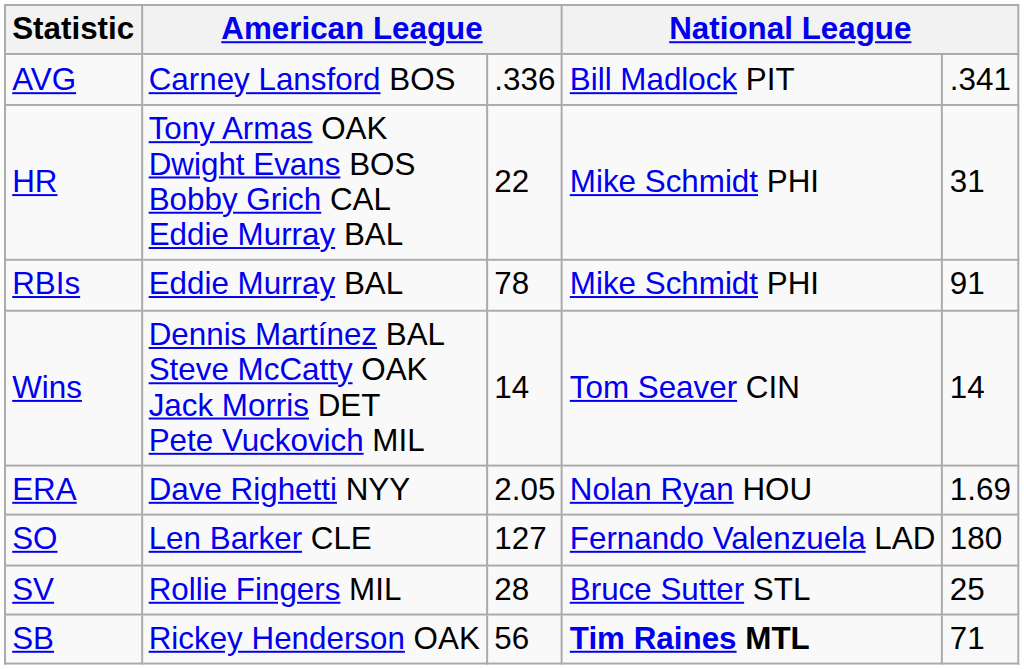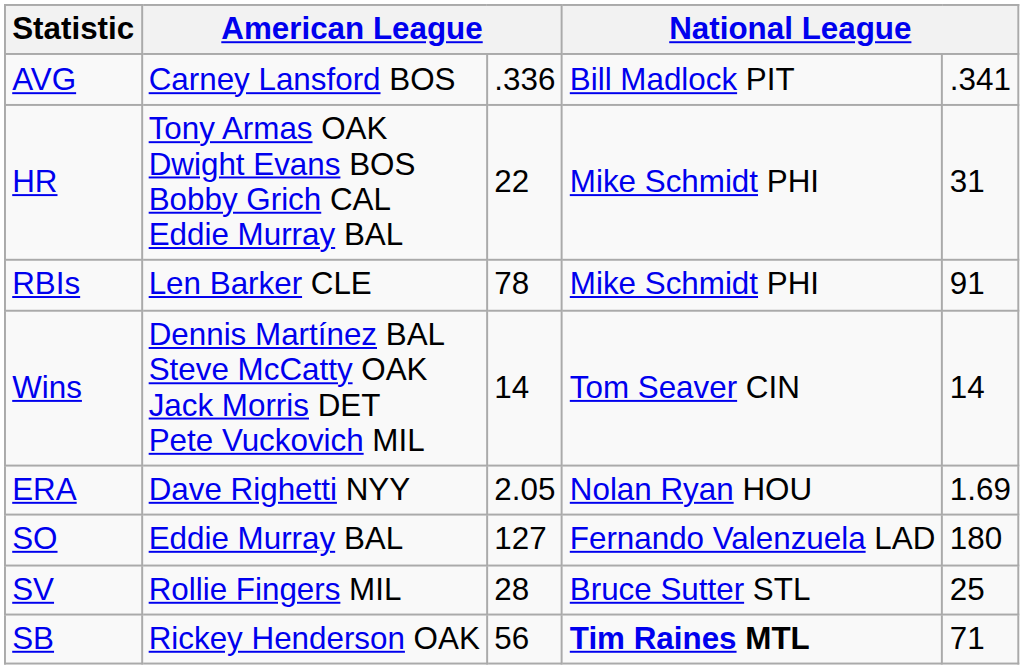(276, 284) Eddie Murray BAL -> (260, 284) Len Barker CLE
(260, 539) Len Barker CLE -> (276, 539) Eddie Murray BAL
